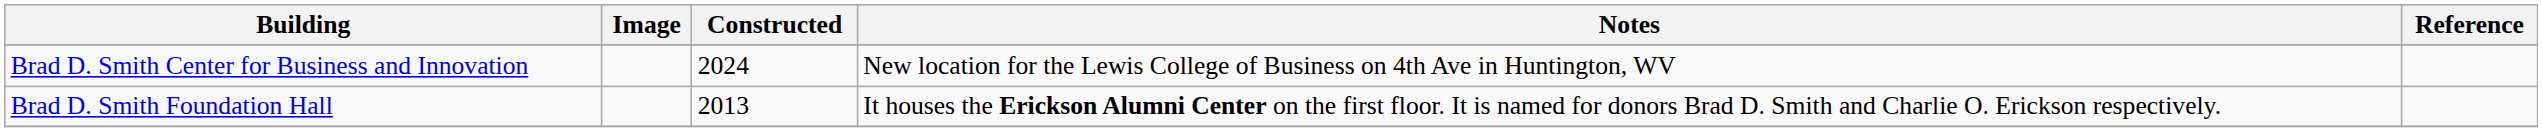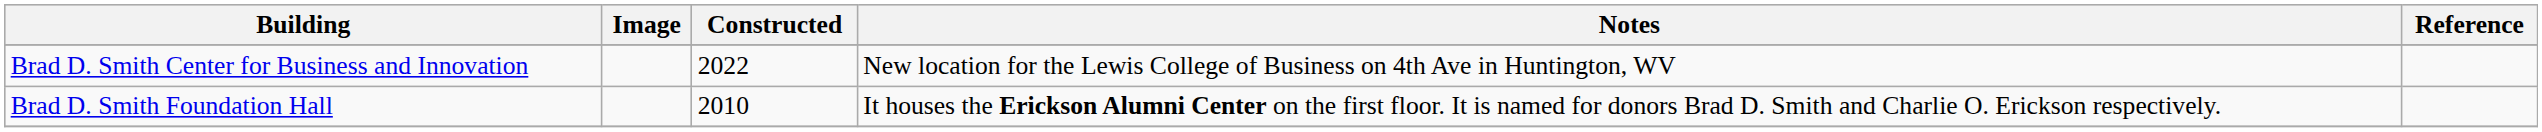(723, 65) 2024 -> (723, 65) 2022
(723, 106) 2013 -> (723, 106) 2010
